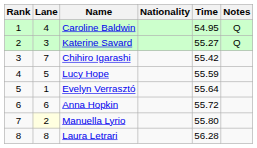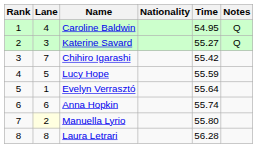(207, 105) 55.72 -> (207, 105) 55.74
